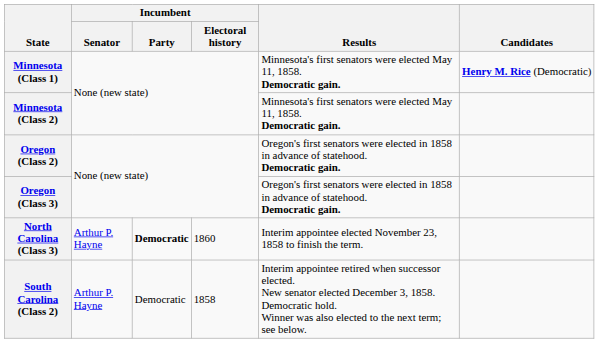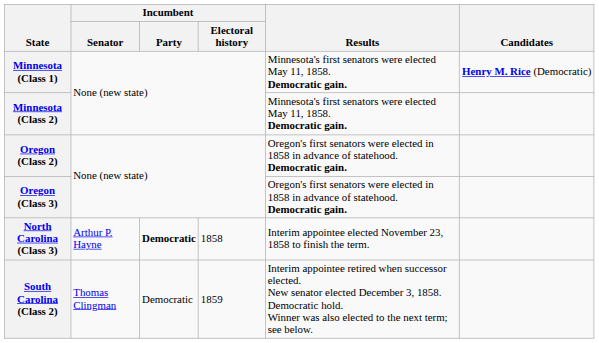(205, 239) 1860 -> (212, 239) 1858
(93, 299) Arthur P. Hayne -> (95, 299) Thomas Clingman
(205, 299) 1858 -> (212, 299) 1859
